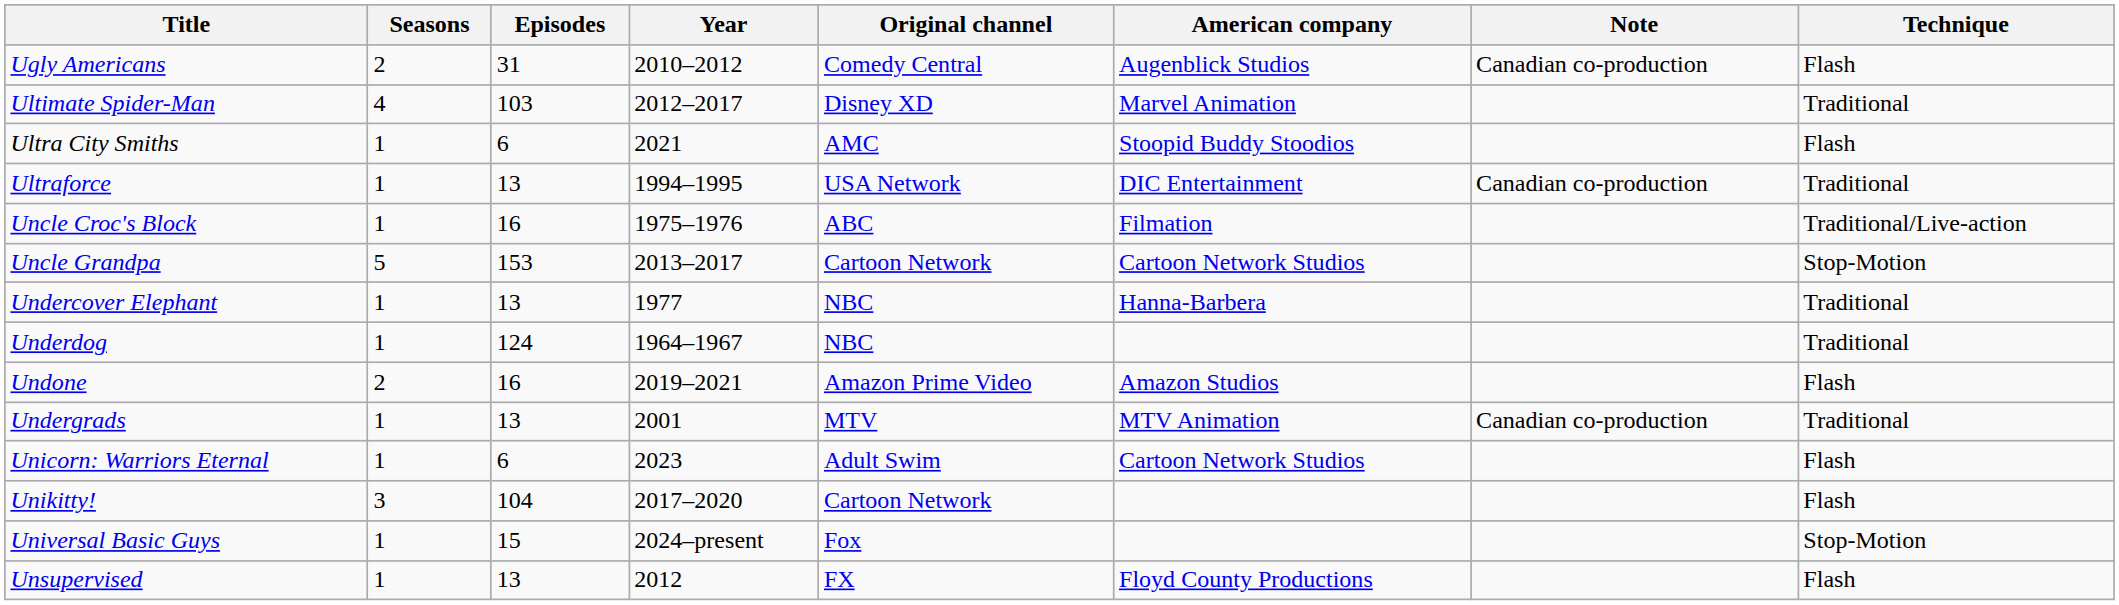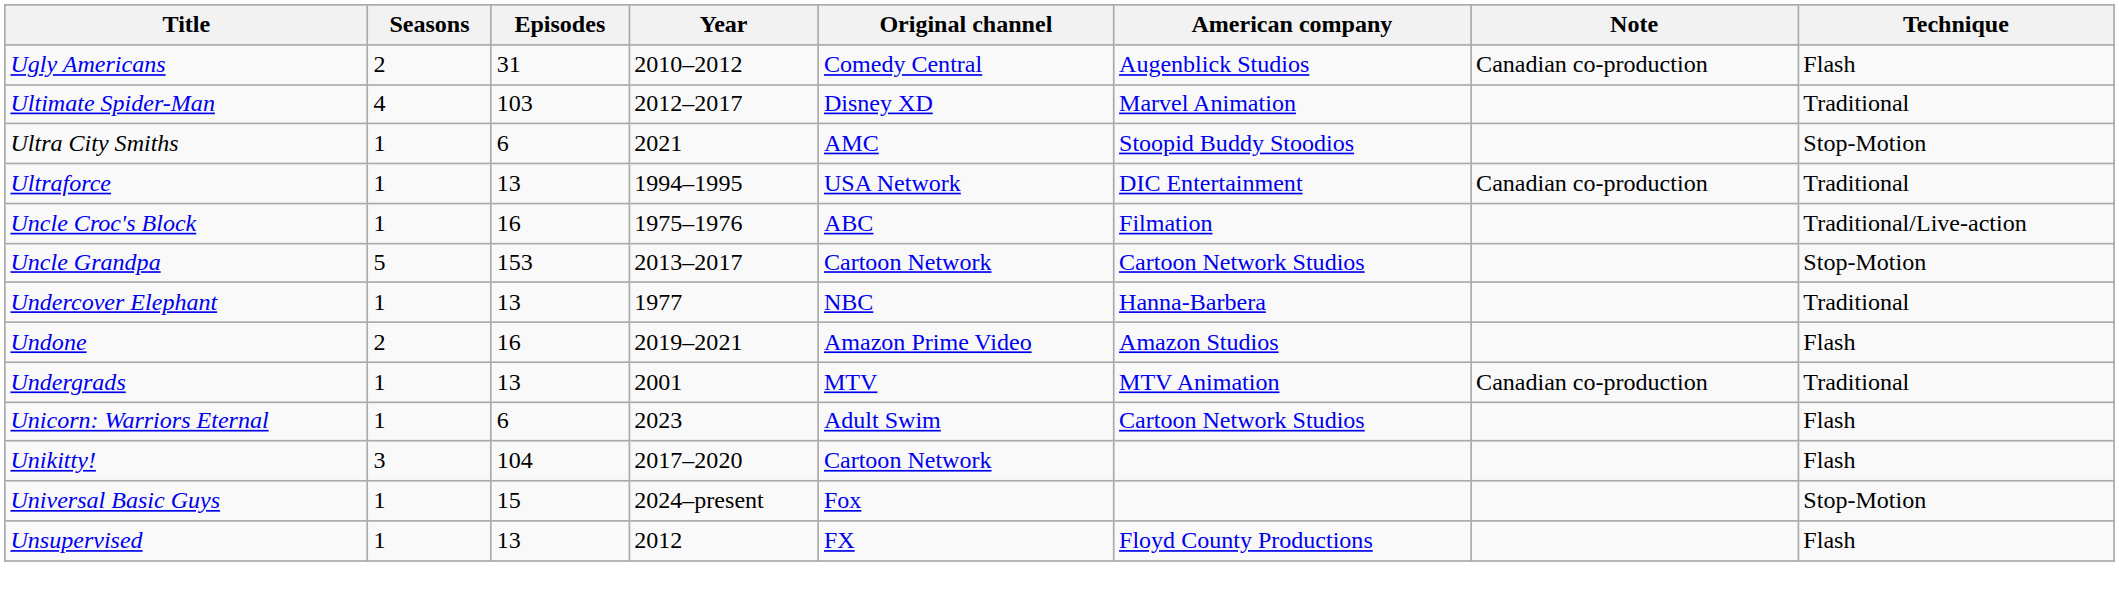(1829, 143) Flash -> (1865, 143) Stop-Motion
- row: (59, 342)
